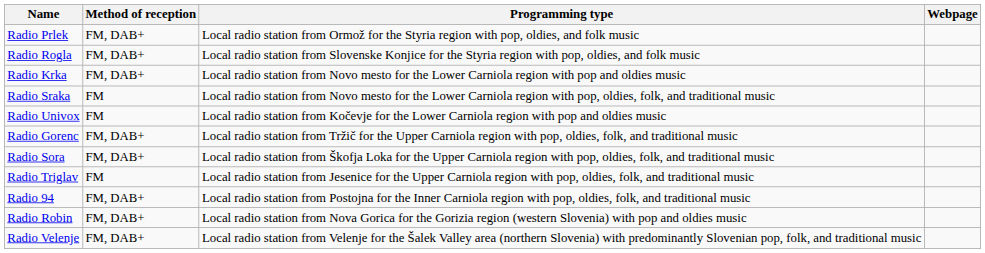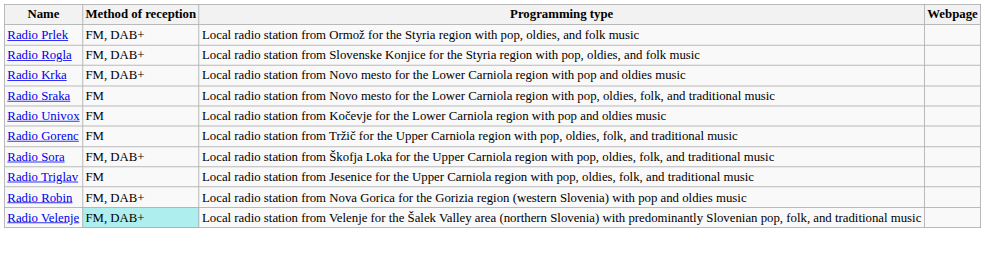(115, 136) FM, DAB+ -> (95, 136) FM
- row: (31, 197)
(115, 237) no background -> (115, 217) paleturquoise background
